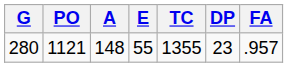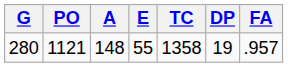(182, 47) 1355 -> (182, 47) 1358
(223, 47) 23 -> (223, 47) 19
